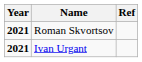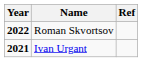(18, 30) 2021 -> (18, 30) 2022
